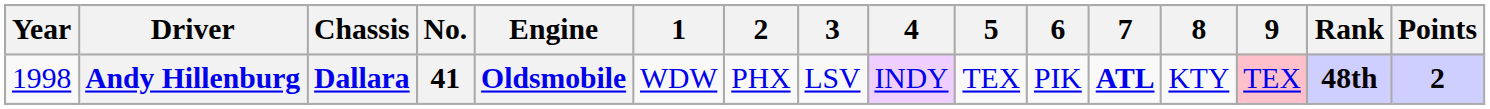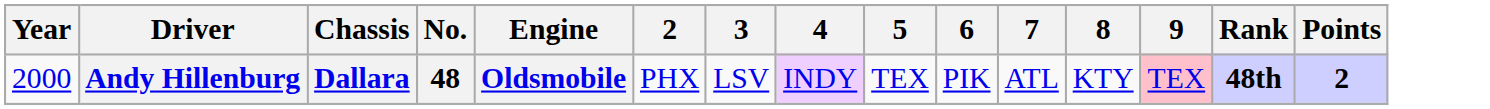- column: (679, 29)
(42, 78) 1998 -> (42, 78) 2000
(445, 78) 41 -> (445, 78) 48
(1125, 78) bold -> (1032, 78) normal
